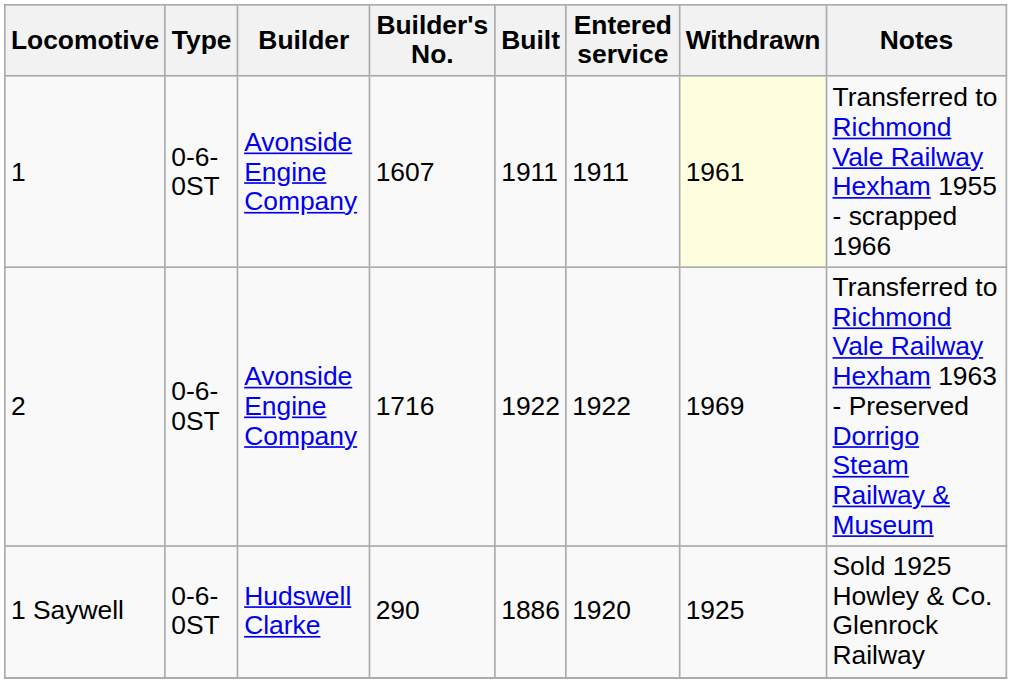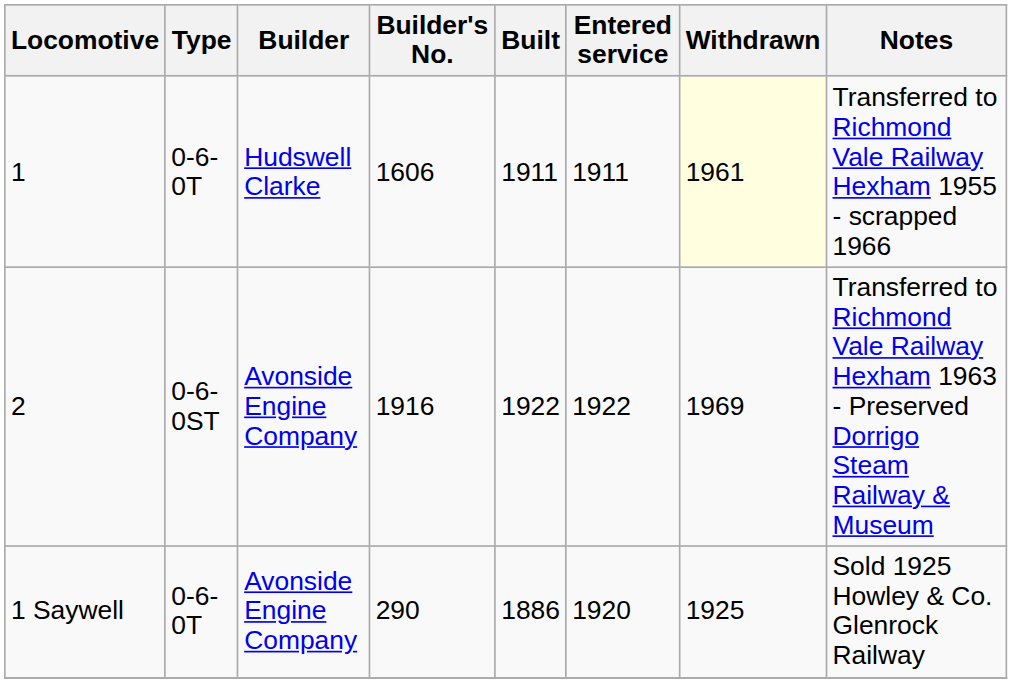(195, 171) 0-6-0ST -> (195, 171) 0-6-0T
(301, 171) Avonside Engine Company -> (298, 171) Hudswell Clarke
(405, 171) 1607 -> (405, 171) 1606
(405, 406) 1716 -> (405, 406) 1916
(195, 611) 0-6-0ST -> (195, 611) 0-6-0T
(298, 611) Hudswell Clarke -> (301, 611) Avonside Engine Company
